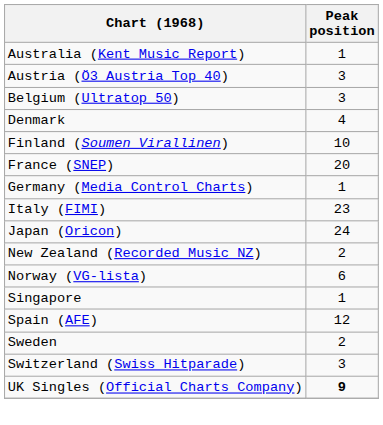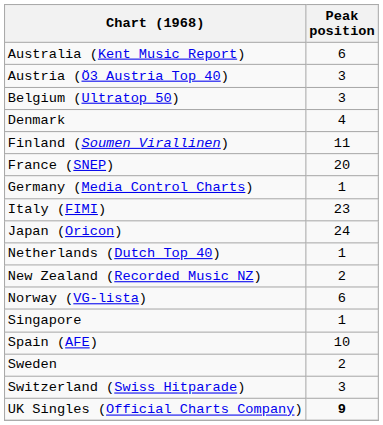(342, 54) 1 -> (342, 54) 6
(342, 143) 10 -> (342, 143) 11
+ row: (114, 254)
(342, 321) 12 -> (342, 343) 10
